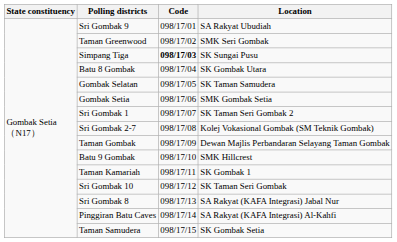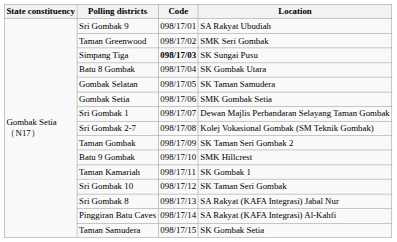(247, 113) SK Taman Seri Gombak 2 -> (295, 113) Dewan Majlis Perbandaran Selayang Taman Gombak
(295, 142) Dewan Majlis Perbandaran Selayang Taman Gombak -> (247, 142) SK Taman Seri Gombak 2
